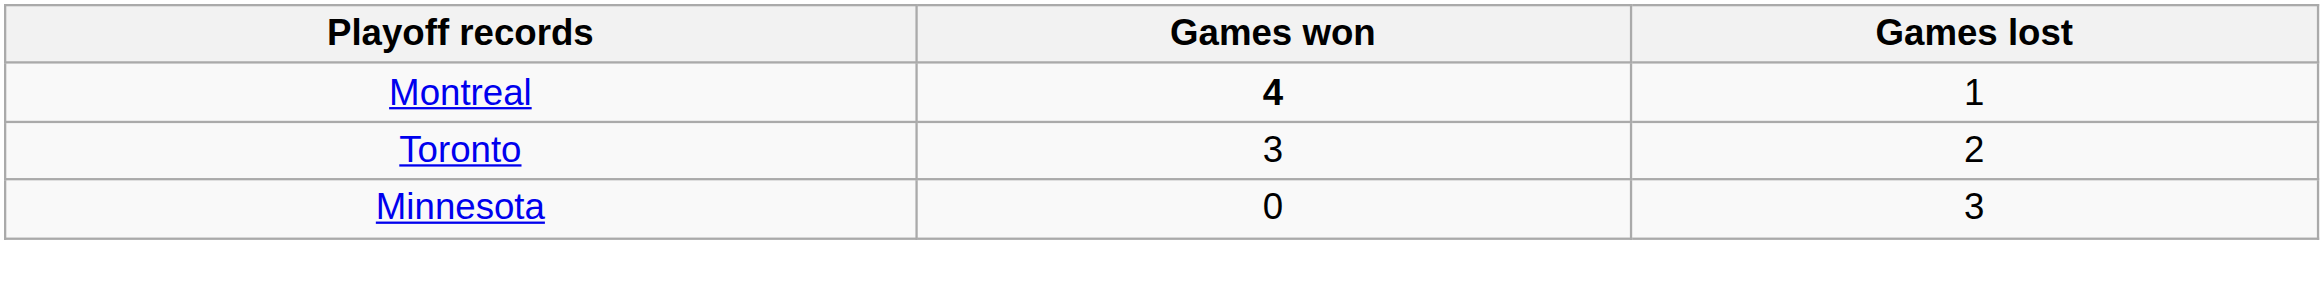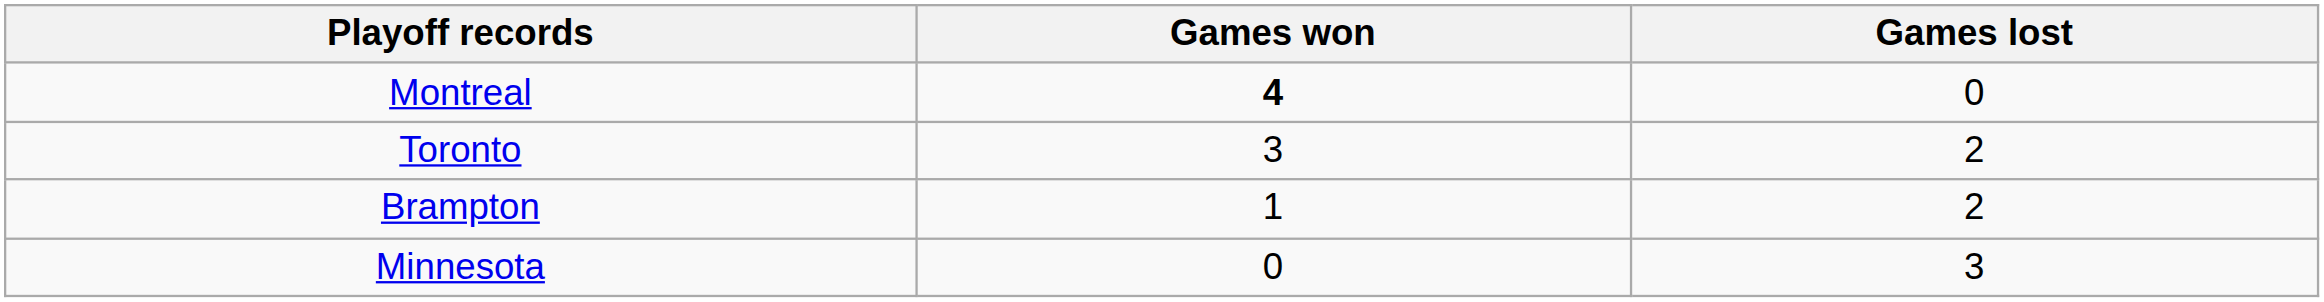(1974, 91) 1 -> (1974, 91) 0
+ row: (460, 207)
